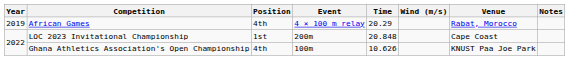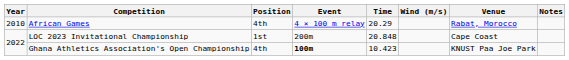(16, 23) 2019 -> (16, 23) 2010
(304, 49) normal -> (304, 49) bold
(383, 49) 10.626 -> (383, 49) 10.423
